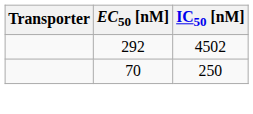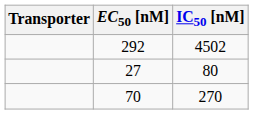+ row: (133, 71)
(210, 71) 250 -> (210, 96) 270
